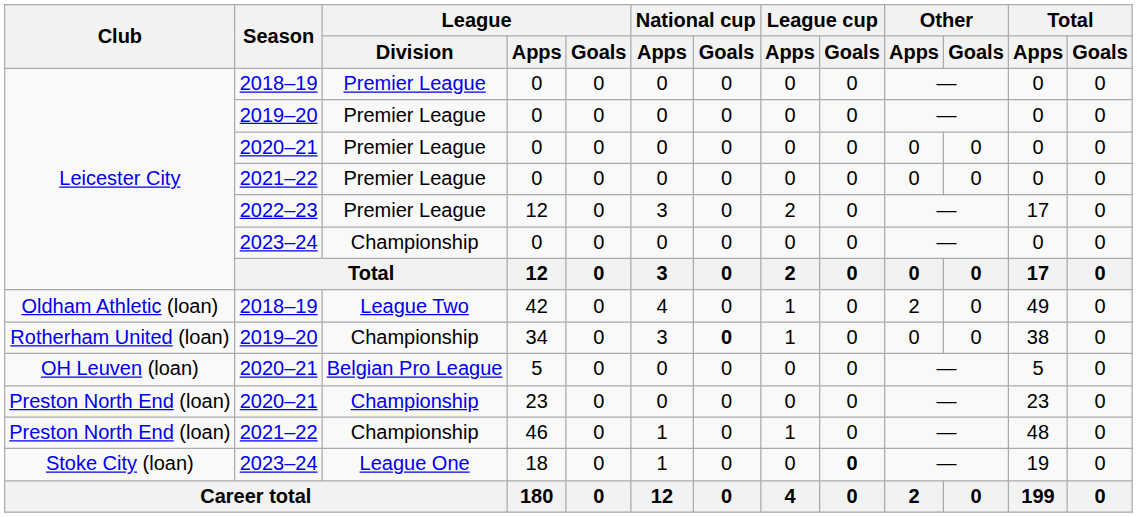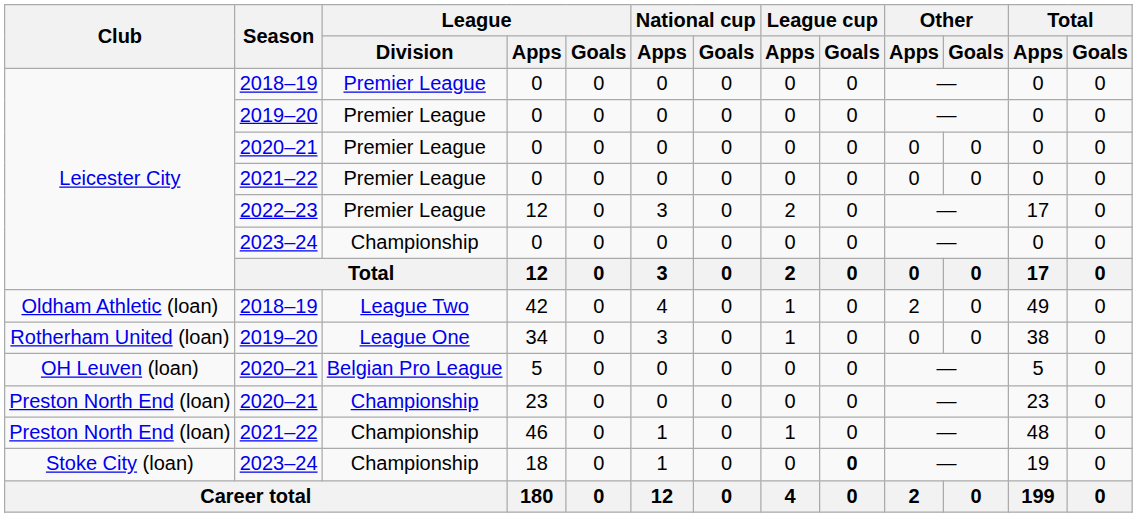(415, 337) Championship -> (415, 337) League One
(727, 337) bold -> (727, 337) normal
(415, 464) League One -> (415, 464) Championship
